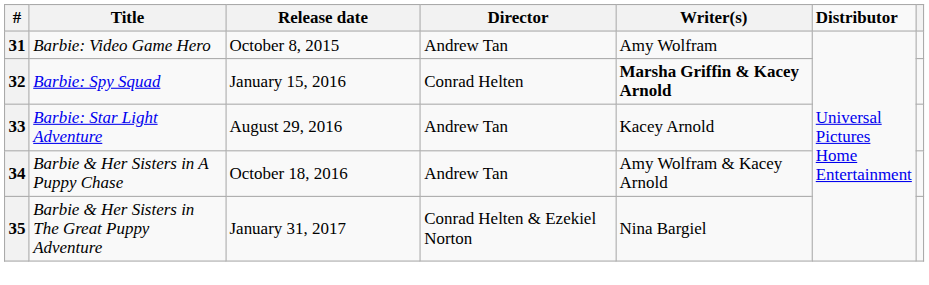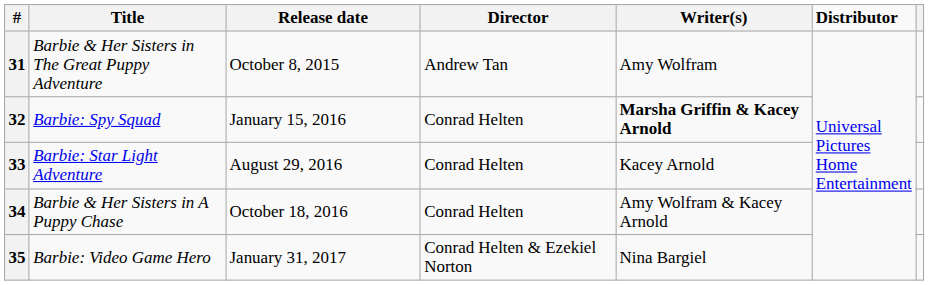(122, 44) Barbie: Video Game Hero -> (114, 63) Barbie & Her Sisters in The Great Puppy Adventure
(466, 127) Andrew Tan -> (474, 165) Conrad Helten
(466, 173) Andrew Tan -> (474, 211) Conrad Helten
(114, 228) Barbie & Her Sisters in The Great Puppy Adventure -> (122, 257) Barbie: Video Game Hero
